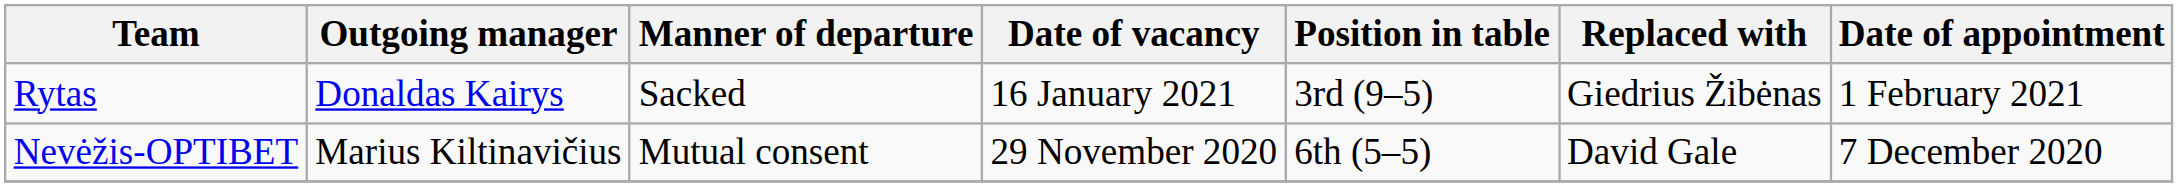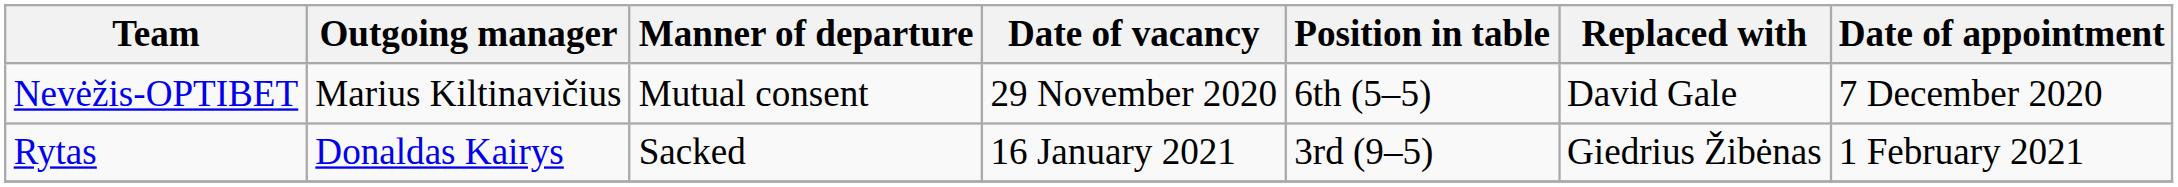rows swapped: (156, 151) <-> (55, 92)
